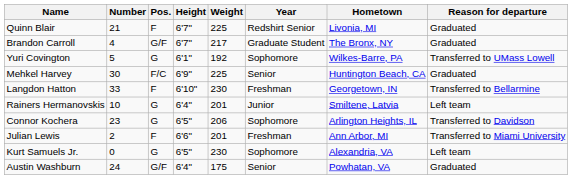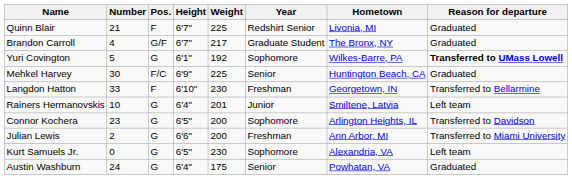(492, 58) normal -> (496, 58) bold
(219, 120) 206 -> (219, 120) 200
(154, 136) F -> (154, 136) G
(219, 136) 201 -> (219, 136) 200
(159, 167) G/F -> (154, 167) G
